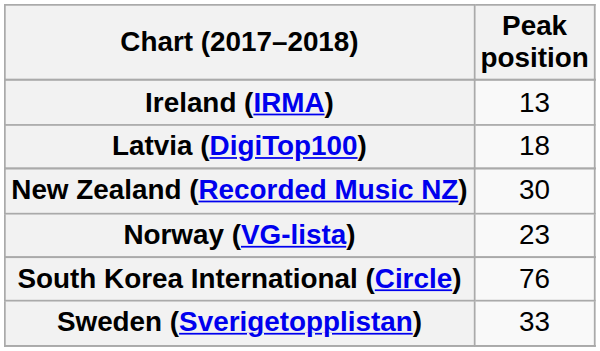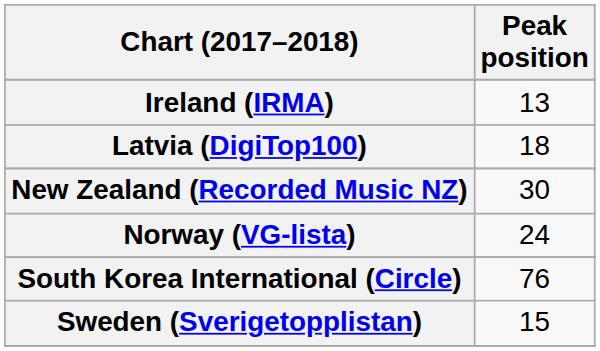(535, 234) 23 -> (535, 234) 24
(535, 322) 33 -> (535, 322) 15
